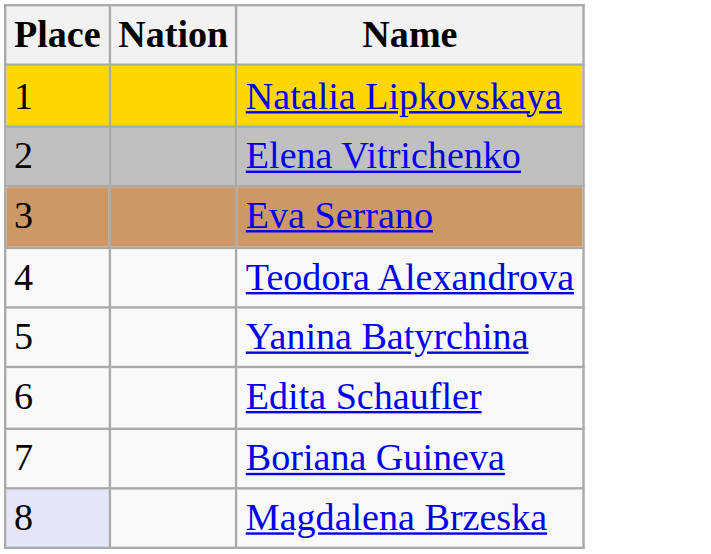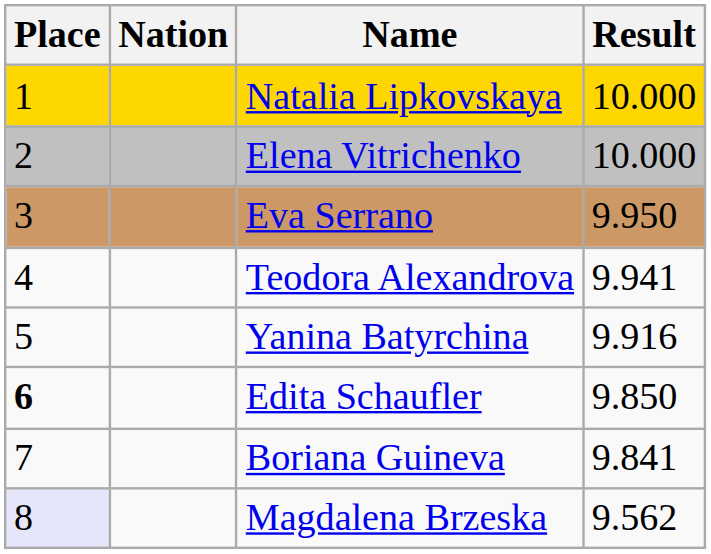+ column: (644, 34)
(23, 397) normal -> (23, 397) bold
